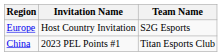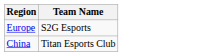- column: (88, 12)
